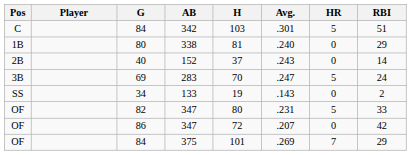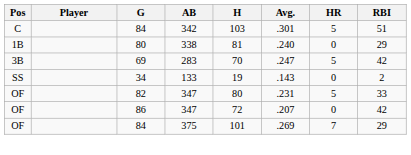- row: (141, 61)
(382, 77) 24 -> (382, 61) 42
